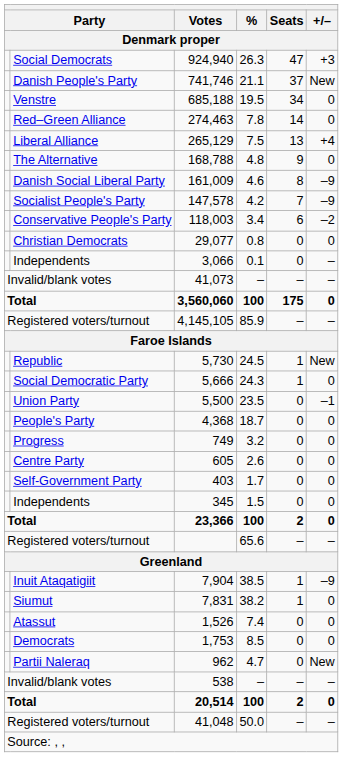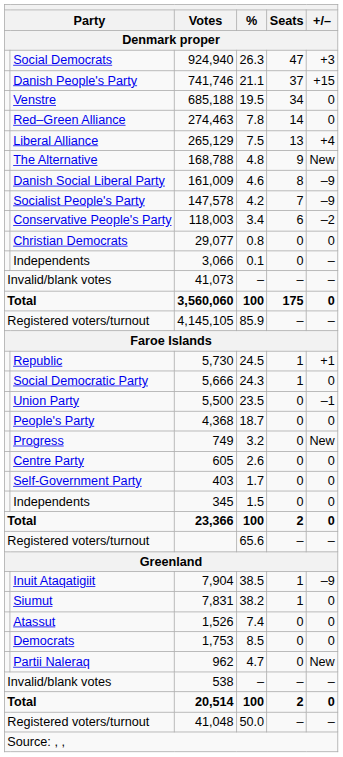(322, 80) New -> (324, 80) +15
(331, 160) 0 -> (322, 160) New
(322, 361) New -> (327, 361) +1
(331, 441) 0 -> (322, 441) New
